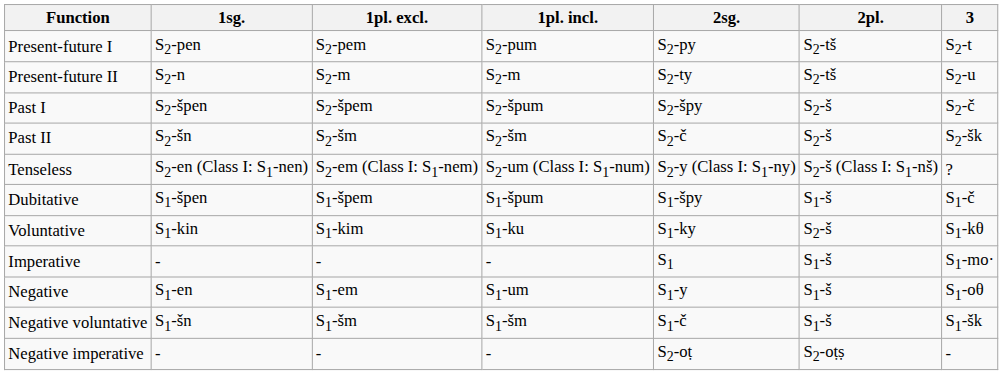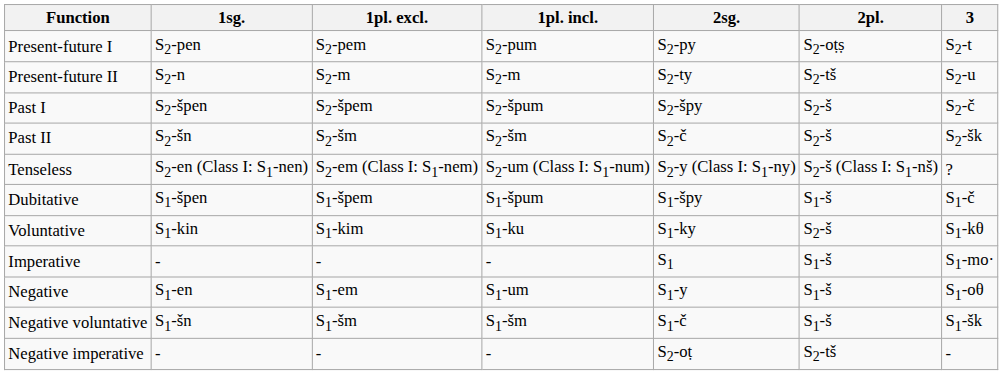(820, 46) S2-tš -> (824, 46) S2-oṭṣ
(824, 353) S2-oṭṣ -> (820, 353) S2-tš
